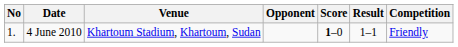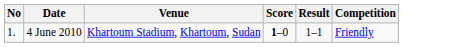- column: (290, 13)
